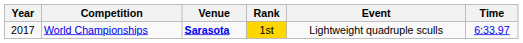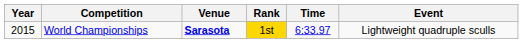columns swapped: (376, 13) <-> (492, 13)
(23, 30) 2017 -> (23, 30) 2015
